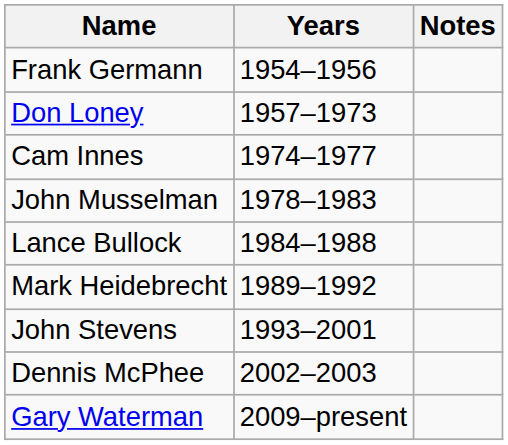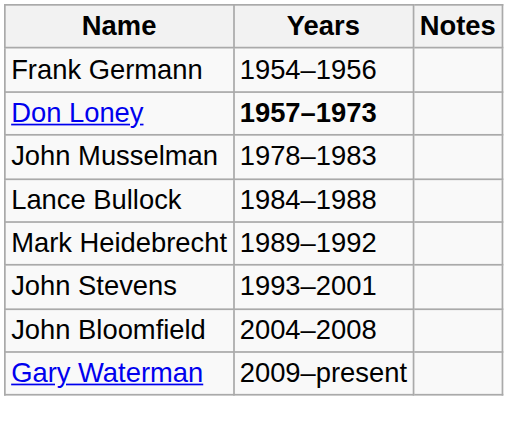(308, 112) normal -> (308, 112) bold
- row: (77, 156)
- row: (108, 373)
+ row: (108, 329)
